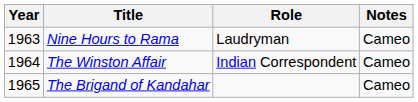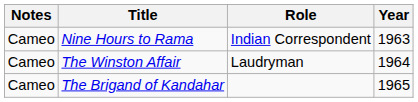columns swapped: (24, 16) <-> (387, 16)
(253, 39) Laudryman -> (301, 39) Indian Correspondent
(286, 62) Indian Correspondent -> (267, 62) Laudryman
